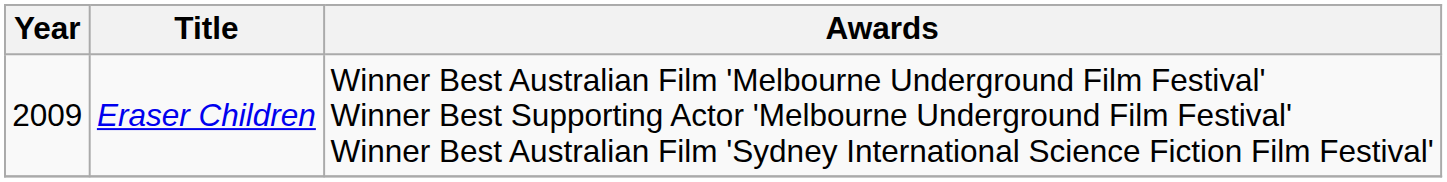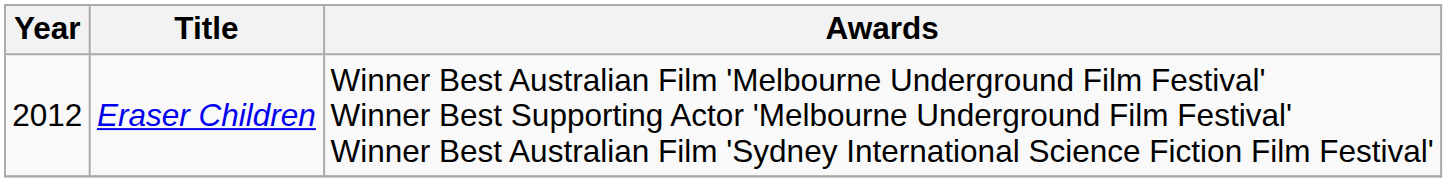(47, 114) 2009 -> (47, 114) 2012
